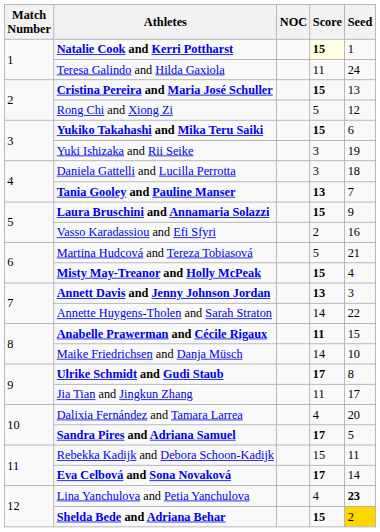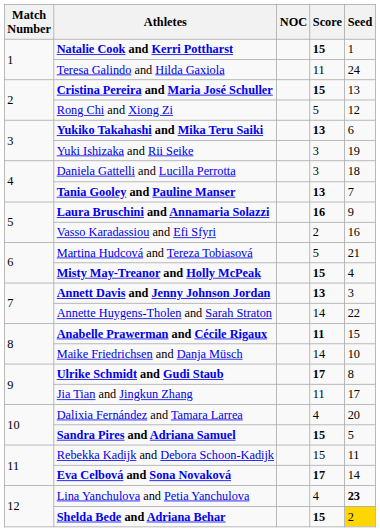(319, 49) lightyellow background -> (319, 49) no background
(319, 130) 15 -> (319, 130) 13
(319, 212) 15 -> (319, 212) 16
(319, 435) 17 -> (319, 435) 15
